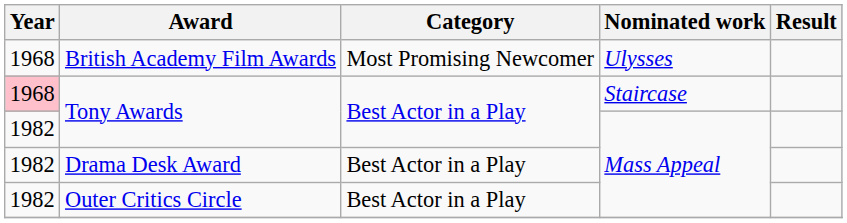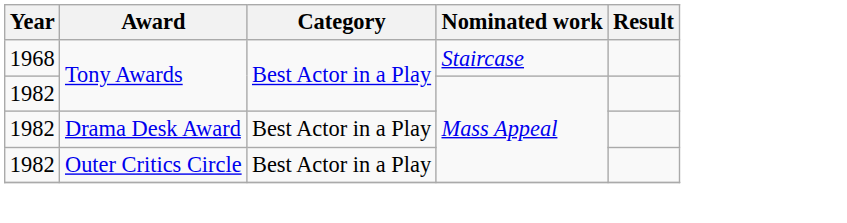- row: (201, 57)
(32, 93) pink background -> (32, 57) no background
